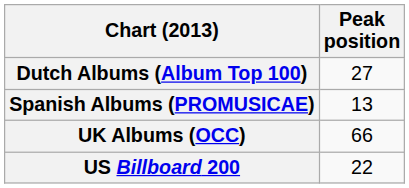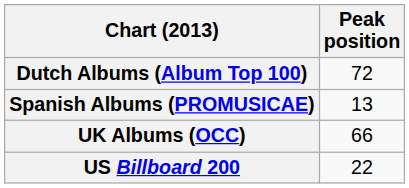(362, 73) 27 -> (362, 73) 72
